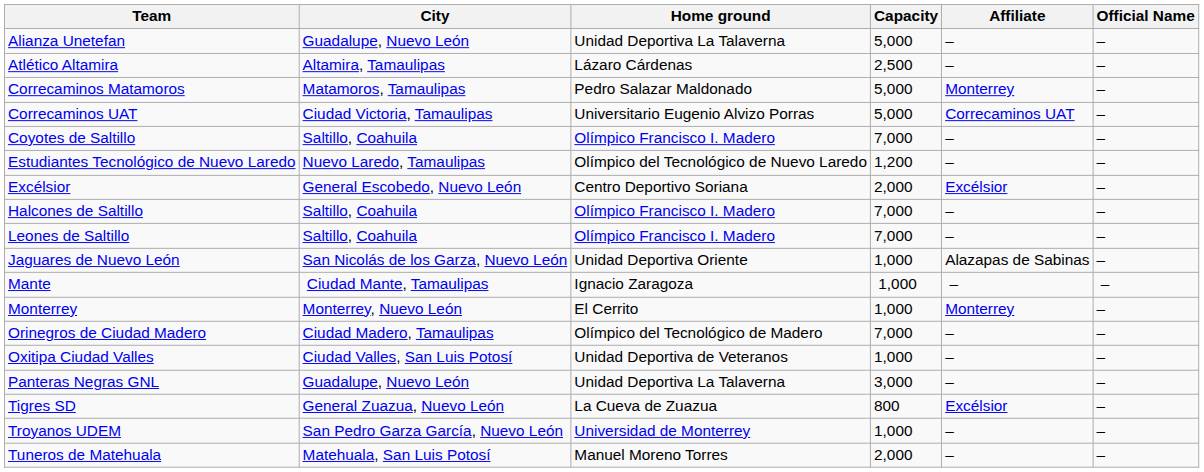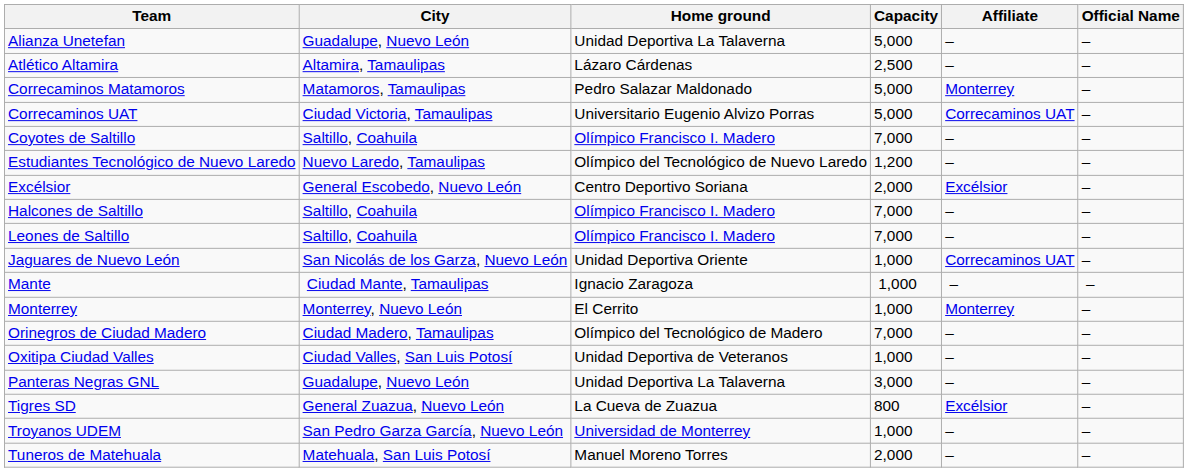(1017, 260) Alazapas de Sabinas -> (1010, 260) Correcaminos UAT
